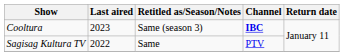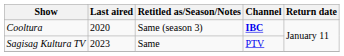(100, 28) 2023 -> (100, 28) 2020
(100, 43) 2022 -> (100, 43) 2023
